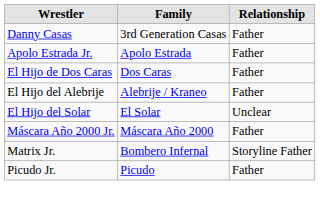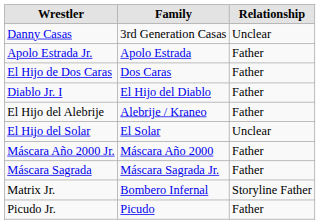(248, 33) Father -> (252, 33) Unclear
+ row: (35, 92)
+ row: (49, 170)
